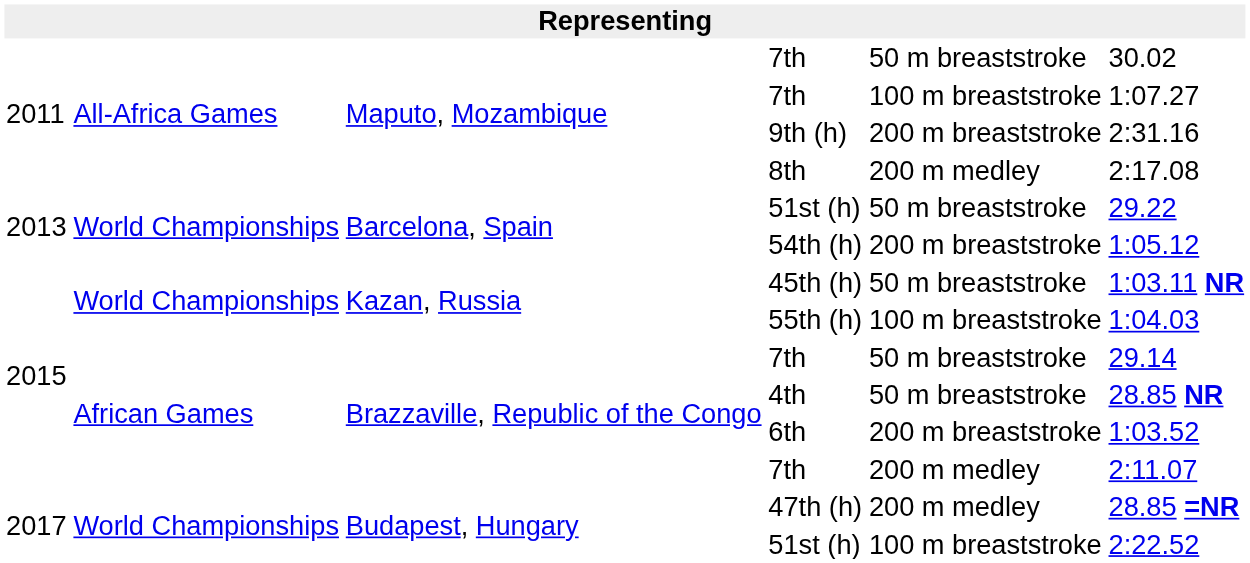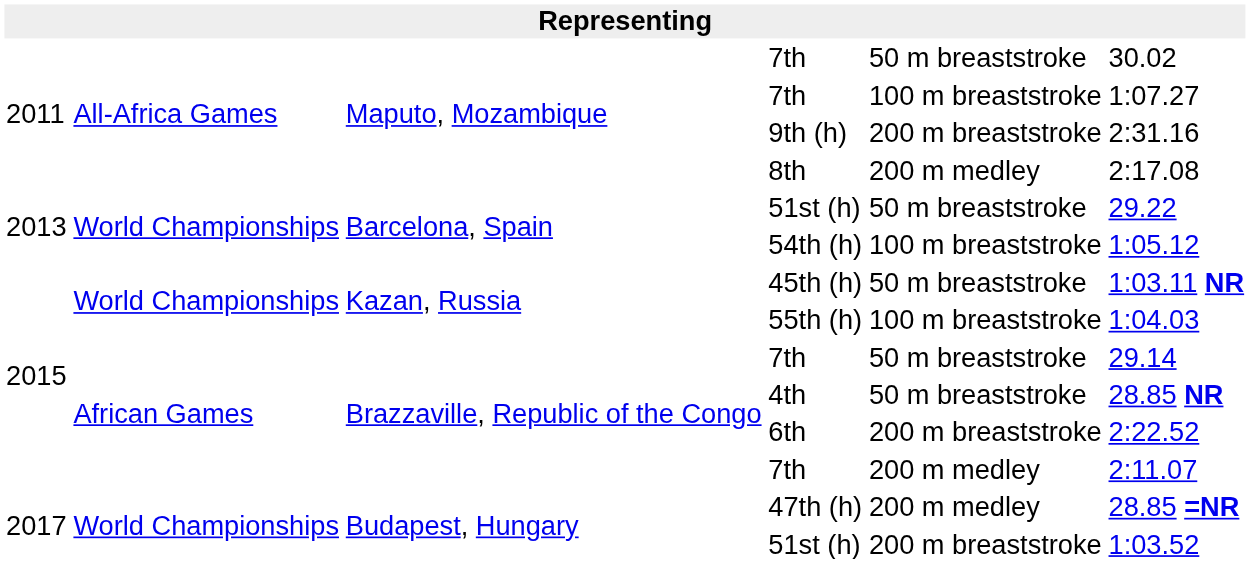(985, 245) 200 m breaststroke -> (985, 245) 100 m breaststroke
(1154, 432) 1:03.52 -> (1154, 432) 2:22.52
(985, 544) 100 m breaststroke -> (985, 544) 200 m breaststroke
(1154, 544) 2:22.52 -> (1154, 544) 1:03.52
